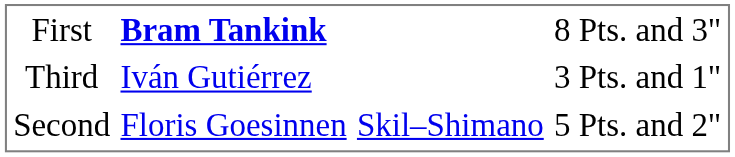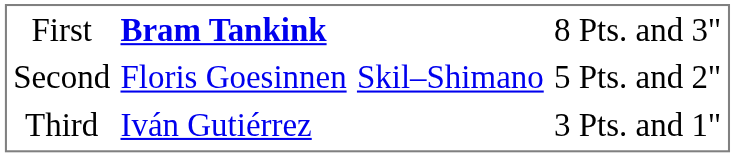rows swapped: (62, 125) <-> (62, 77)
